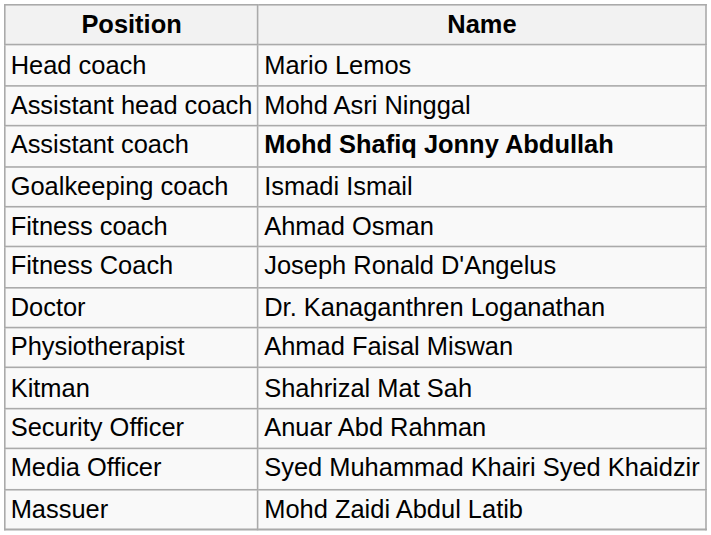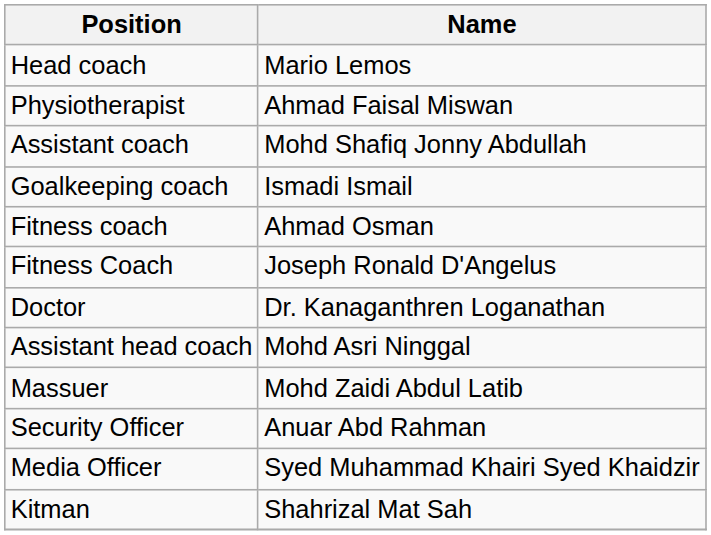rows swapped: (132, 105) <-> (98, 347)
(439, 145) bold -> (425, 145) normal
rows swapped: (59, 508) <-> (50, 387)
